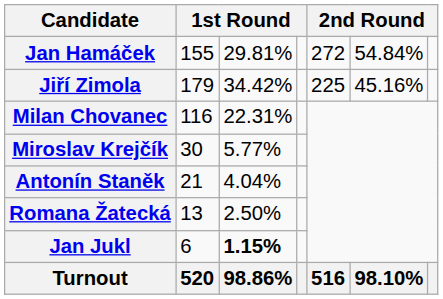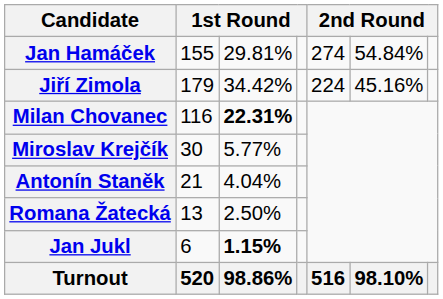(328, 52) 272 -> (328, 52) 274
(328, 85) 225 -> (328, 85) 224
(258, 117) normal -> (258, 117) bold
